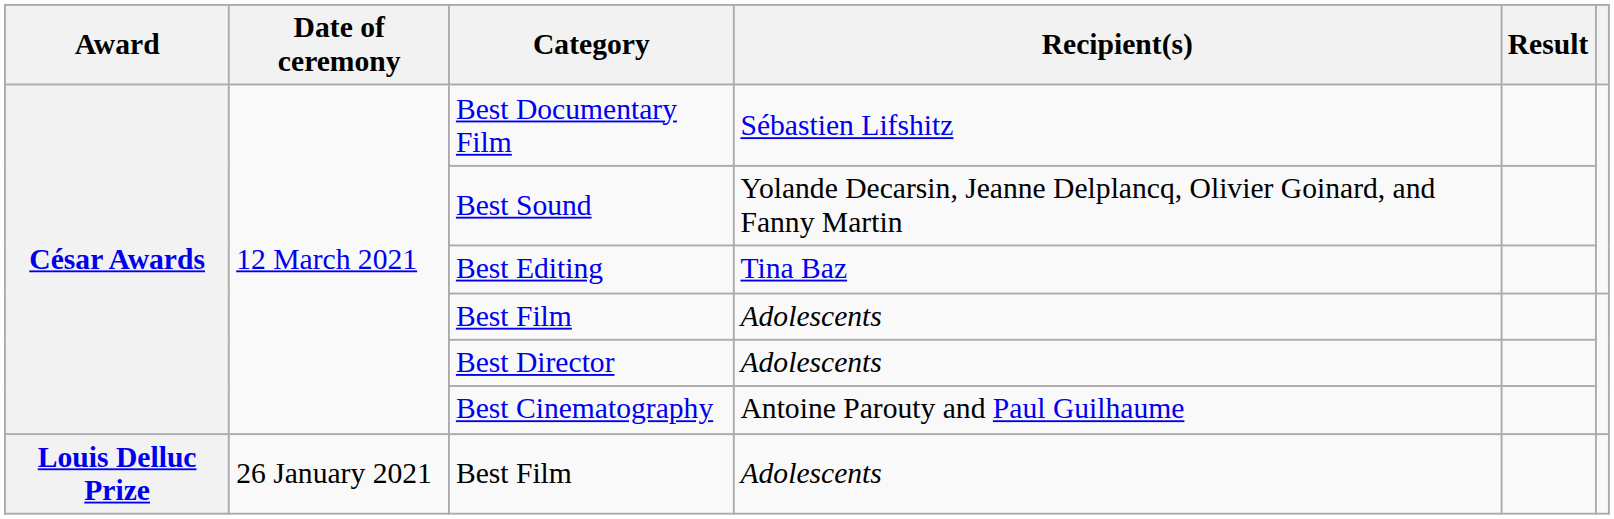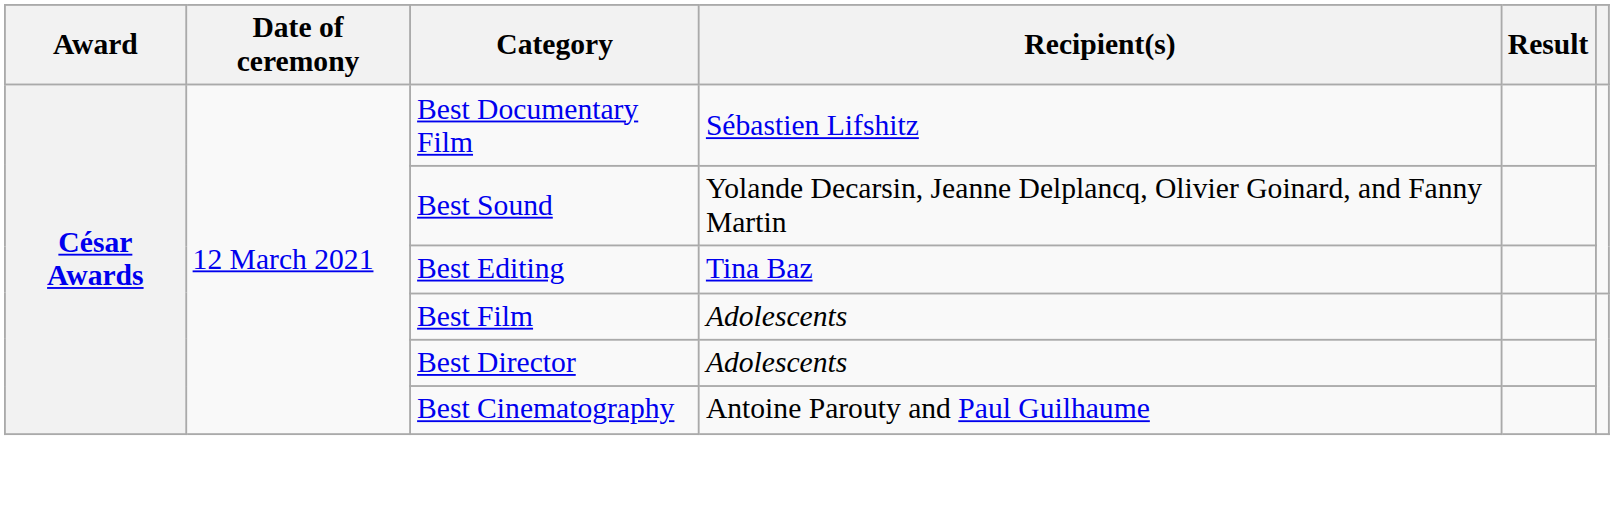- row: (117, 473)
